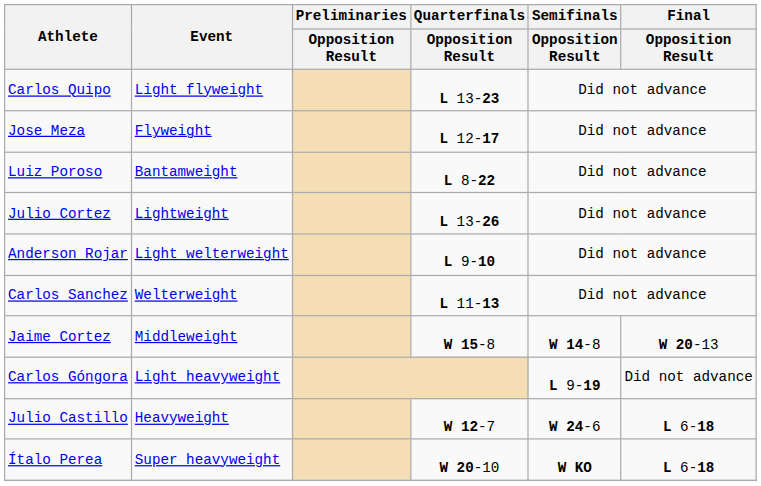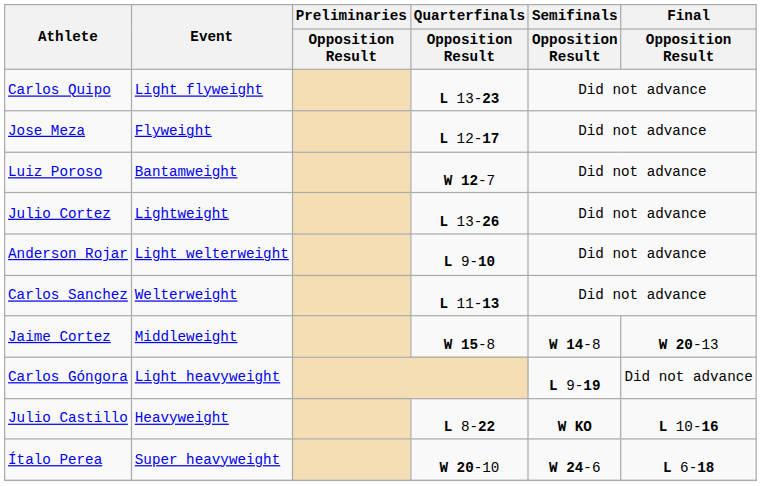(469, 181) L 8-22 -> (469, 181) W 12-7
(469, 427) W 12-7 -> (469, 427) L 8-22
(575, 427) W 24-6 -> (575, 427) W KO
(689, 427) L 6-18 -> (689, 427) L 10-16
(575, 468) W KO -> (575, 468) W 24-6
